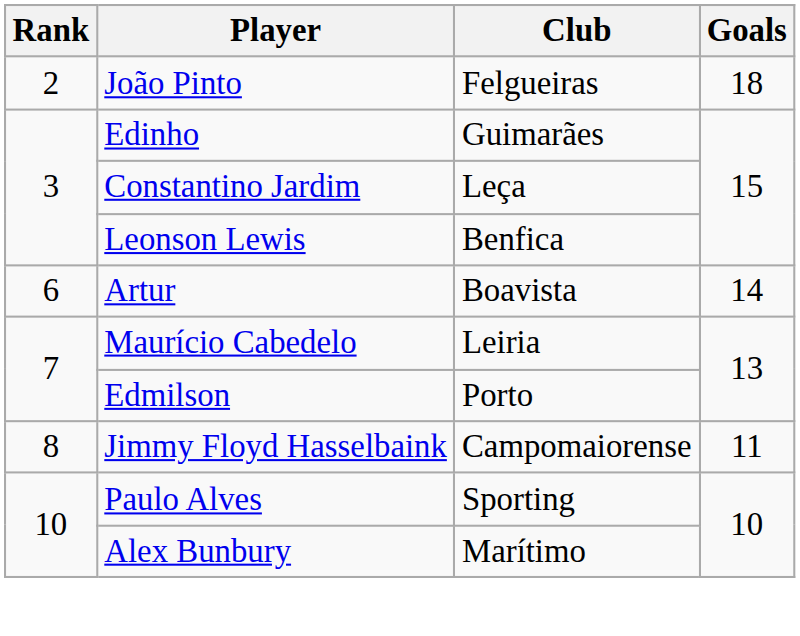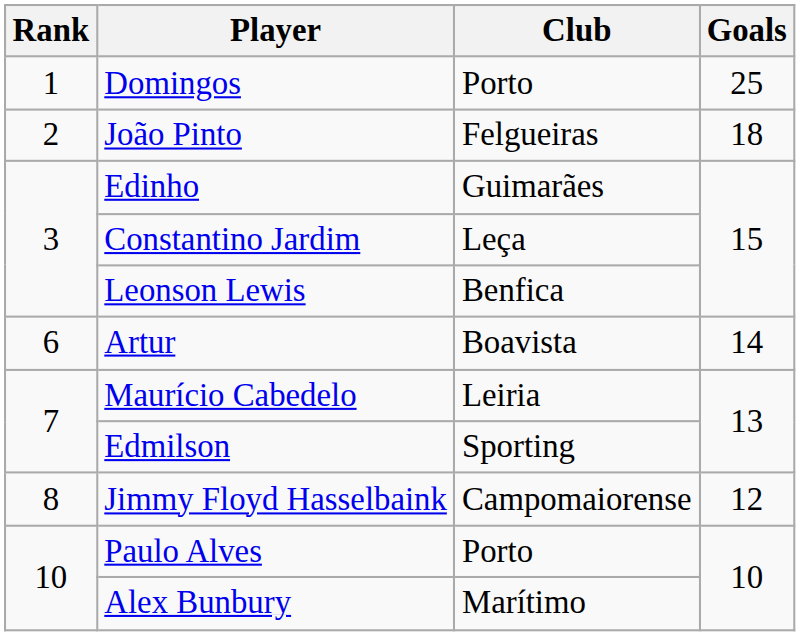+ row: (173, 82)
(498, 394) Porto -> (518, 446) Sporting
(747, 446) 11 -> (747, 498) 12
(518, 498) Sporting -> (498, 550) Porto
